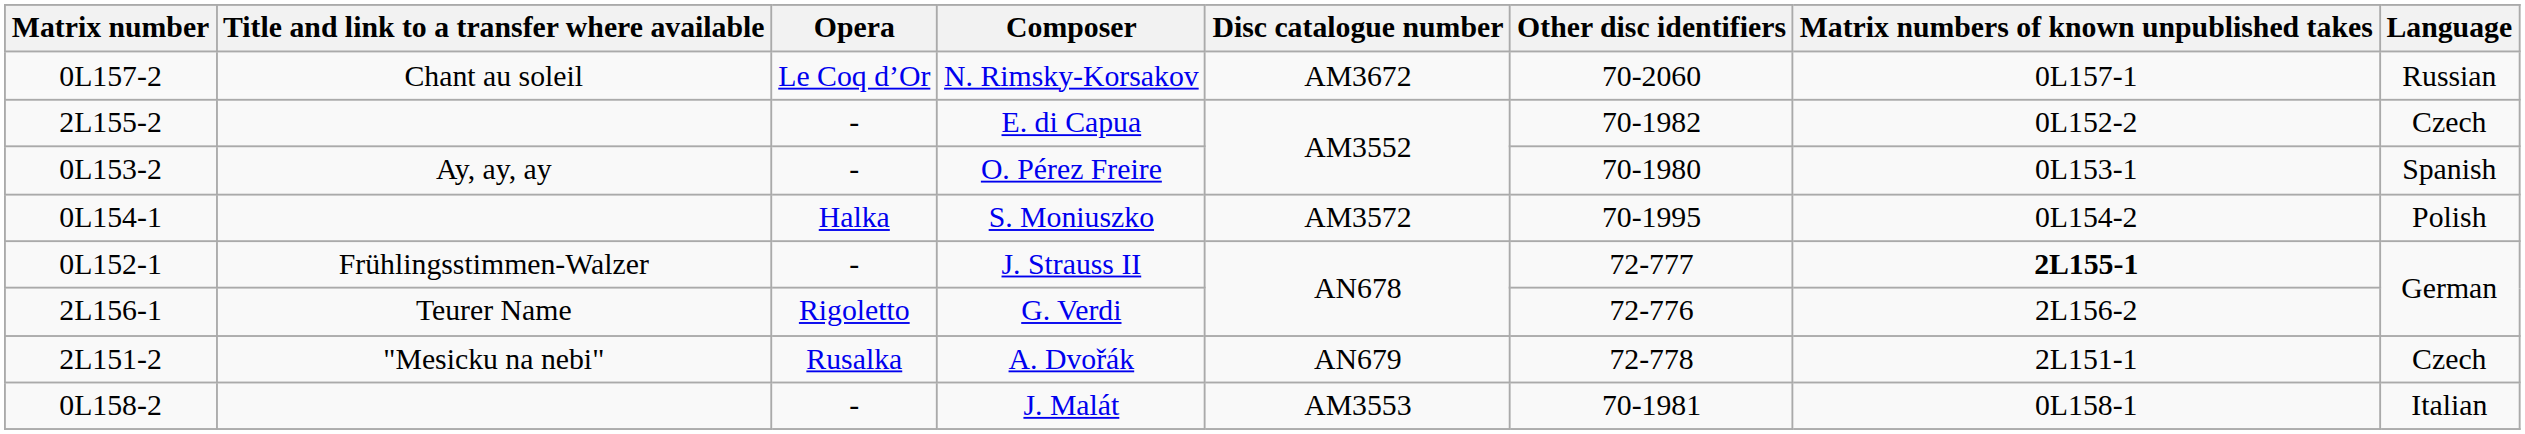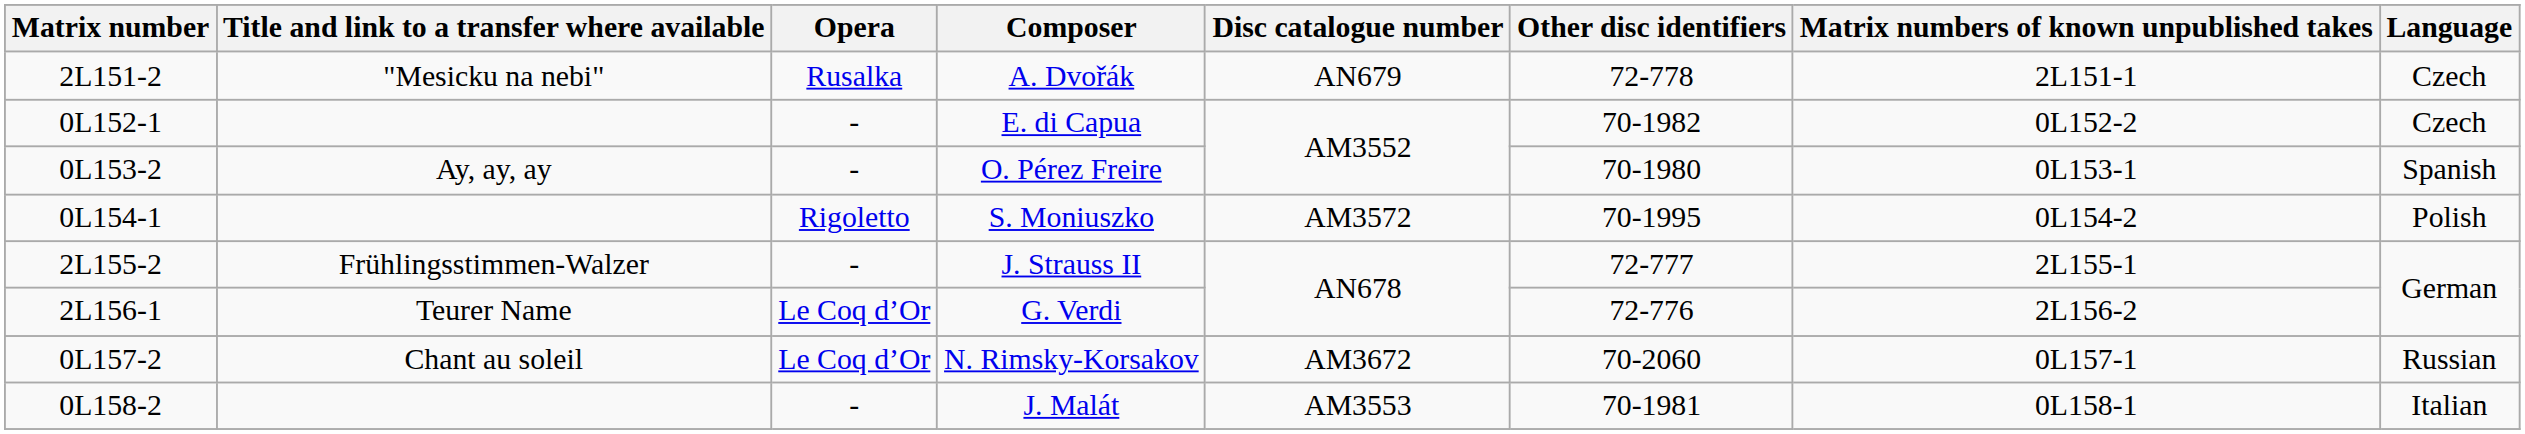rows swapped: (1071, 358) <-> (1071, 75)
(111, 122) 2L155-2 -> (111, 122) 0L152-1
(854, 216) Halka -> (854, 216) Rigoletto
(111, 264) 0L152-1 -> (111, 264) 2L155-2
(2086, 264) bold -> (2086, 264) normal
(854, 311) Rigoletto -> (854, 311) Le Coq d’Or
